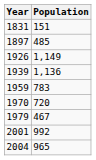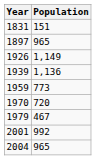(42, 42) 485 -> (42, 42) 965
(42, 87) 783 -> (42, 87) 773
